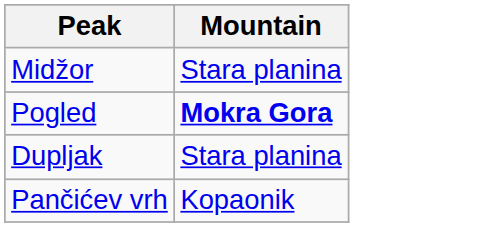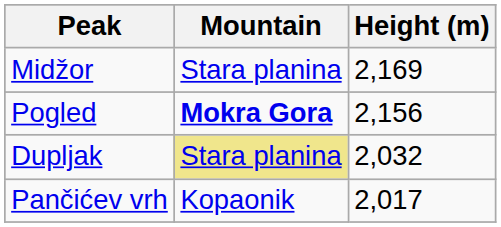+ column: (422, 26)
(261, 156) no background -> (261, 156) khaki background
